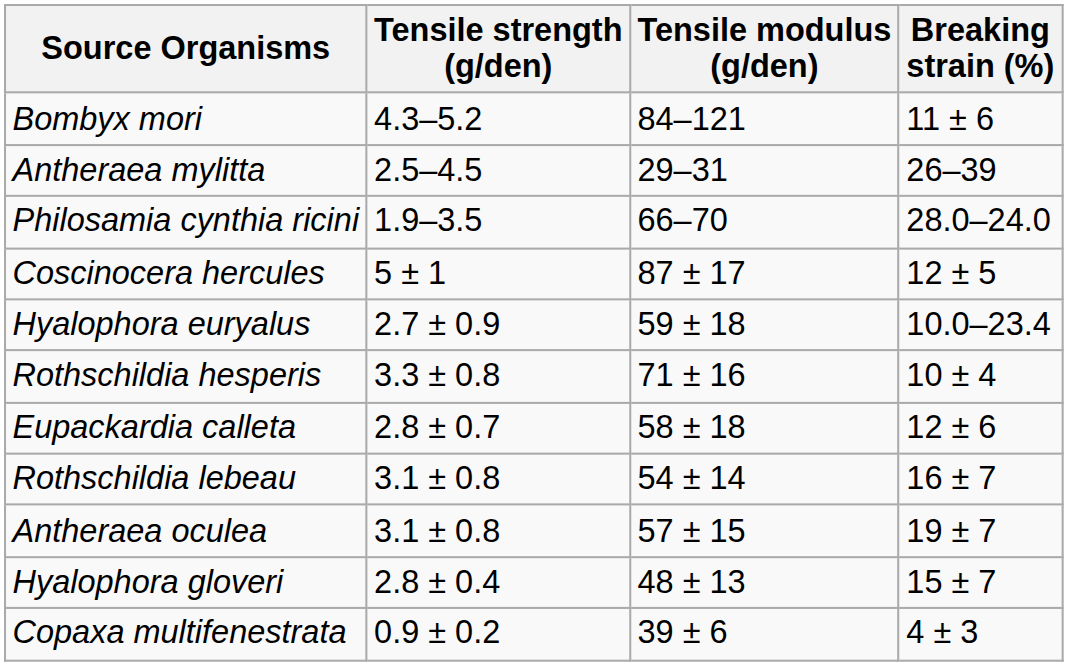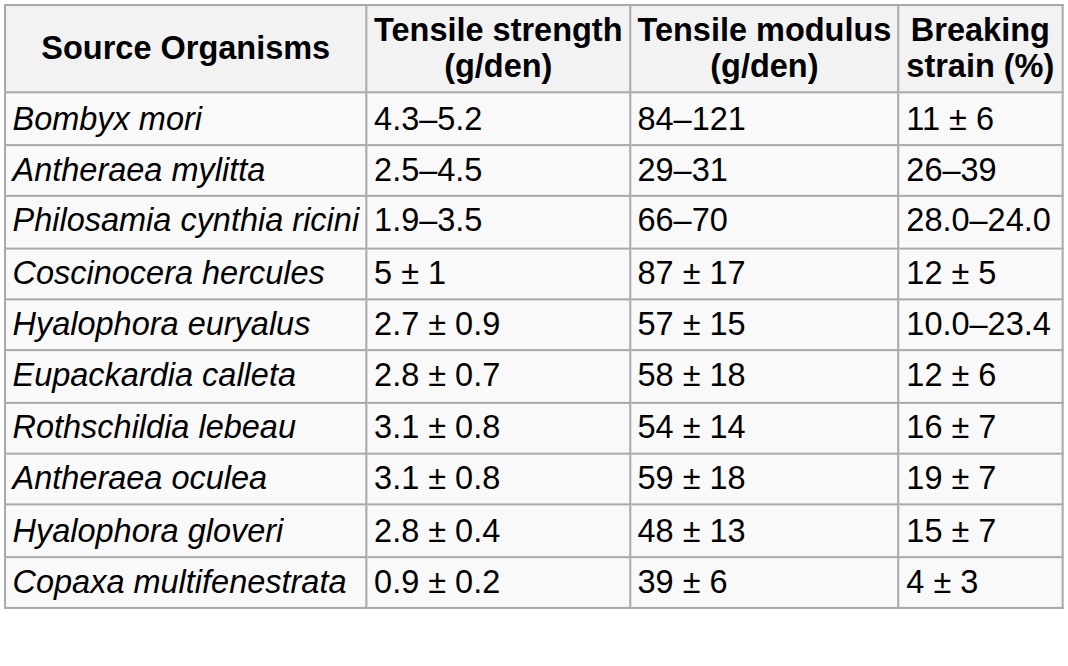(692, 324) 59 ± 18 -> (692, 324) 57 ± 15
- row: (167, 375)
(692, 530) 57 ± 15 -> (692, 478) 59 ± 18
